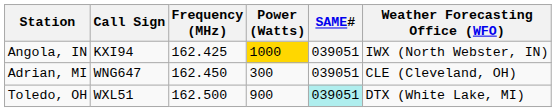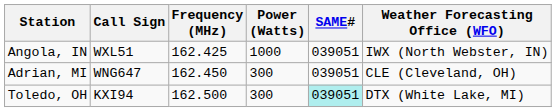(113, 52) KXI94 -> (113, 52) WXL51
(265, 52) gold background -> (265, 52) no background
(113, 95) WXL51 -> (113, 95) KXI94
(261, 95) 900 -> (261, 95) 300
